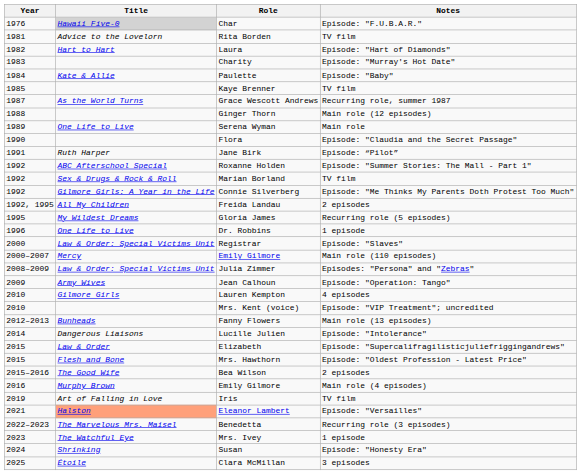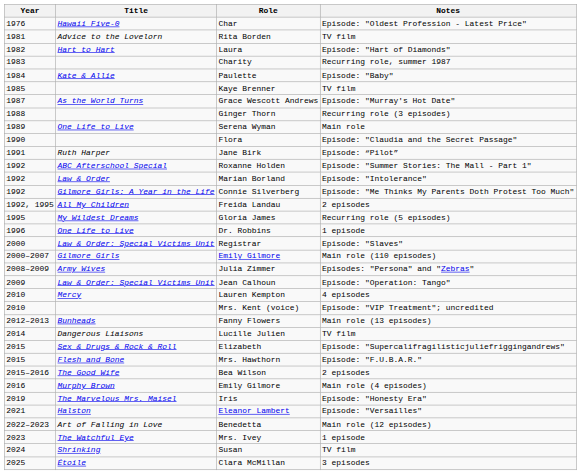(88, 24) lightgrey background -> (88, 24) no background
(372, 24) Episode: "F.U.B.A.R." -> (424, 24) Episode: "Oldest Profession - Latest Price"
(389, 62) Episode: "Murray's Hot Date" -> (386, 62) Recurring role, summer 1987
(386, 101) Recurring role, summer 1987 -> (389, 101) Episode: "Murray's Hot Date"
(377, 114) Main role (12 episodes) -> (386, 114) Recurring role (3 episodes)
(117, 179) Sex & Drugs & Rock & Roll -> (84, 179) Law & Order
(339, 179) TV film -> (374, 179) Episode: "Intolerance"
(69, 256) Mercy -> (88, 256) Gilmore Girls
(136, 269) Law & Order: Special Victims Unit -> (81, 269) Army Wives
(81, 282) Army Wives -> (136, 282) Law & Order: Special Victims Unit
(88, 295) Gilmore Girls -> (69, 295) Mercy
(374, 334) Episode: "Intolerance" -> (339, 334) TV film
(84, 347) Law & Order -> (117, 347) Sex & Drugs & Rock & Roll
(424, 360) Episode: "Oldest Profession - Latest Price" -> (372, 360) Episode: "F.U.B.A.R."
(110, 398) Art of Falling in Love -> (117, 398) The Marvelous Mrs. Maisel
(339, 398) TV film -> (374, 398) Episode: "Honesty Era"
(74, 411) lightsalmon background -> (74, 411) no background
(117, 424) The Marvelous Mrs. Maisel -> (110, 424) Art of Falling in Love
(386, 424) Recurring role (3 episodes) -> (377, 424) Main role (12 episodes)
(374, 450) Episode: "Honesty Era" -> (339, 450) TV film
